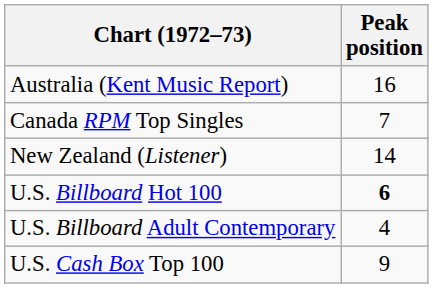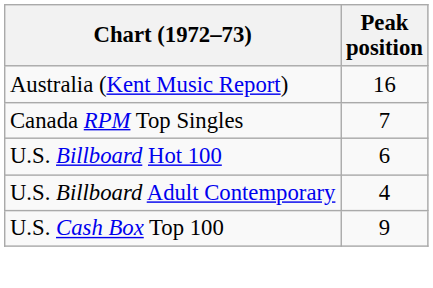- row: (118, 156)
(384, 192) bold -> (384, 156) normal
